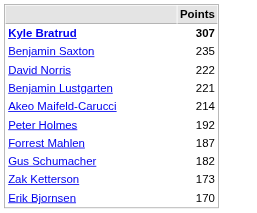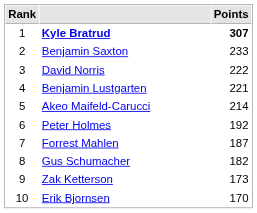+ column: (22, 14)
(205, 52) 235 -> (239, 52) 233
